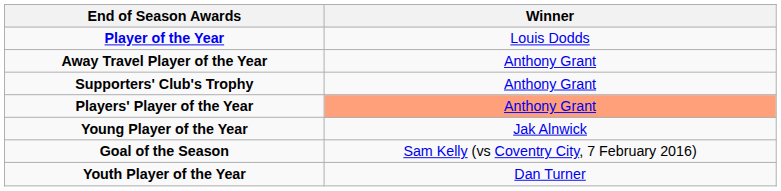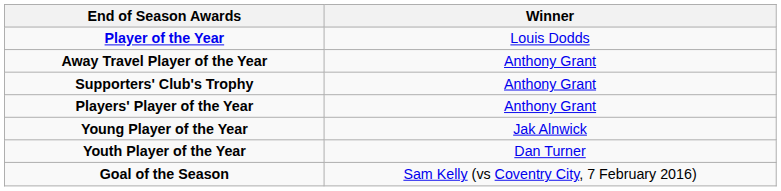(550, 106) lightsalmon background -> (550, 106) no background
rows swapped: (164, 174) <-> (164, 152)
